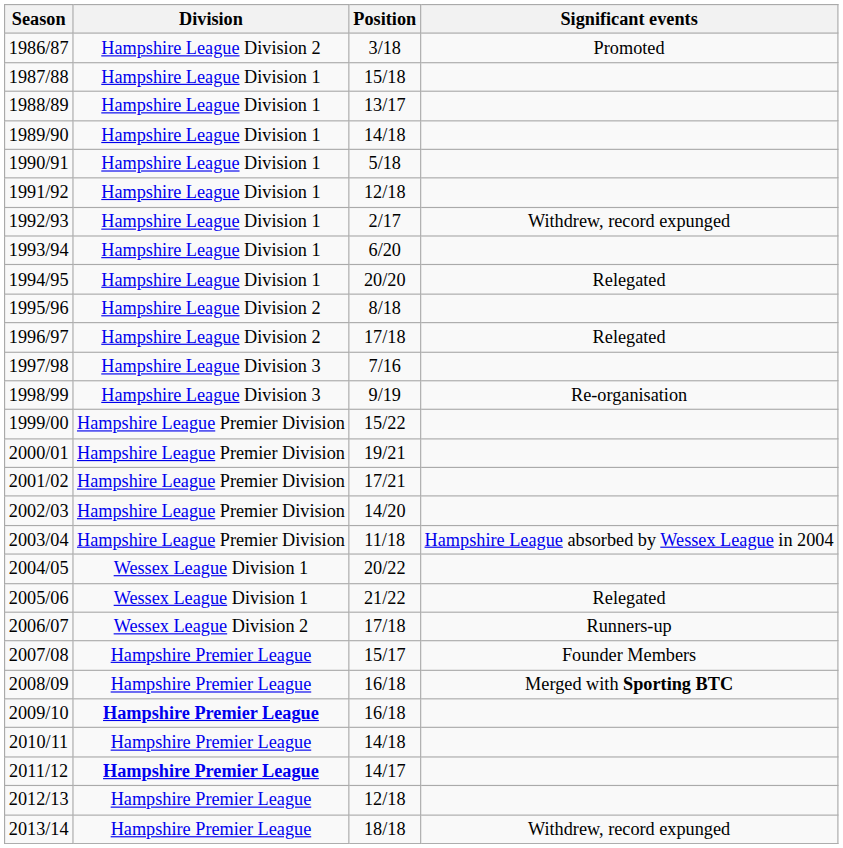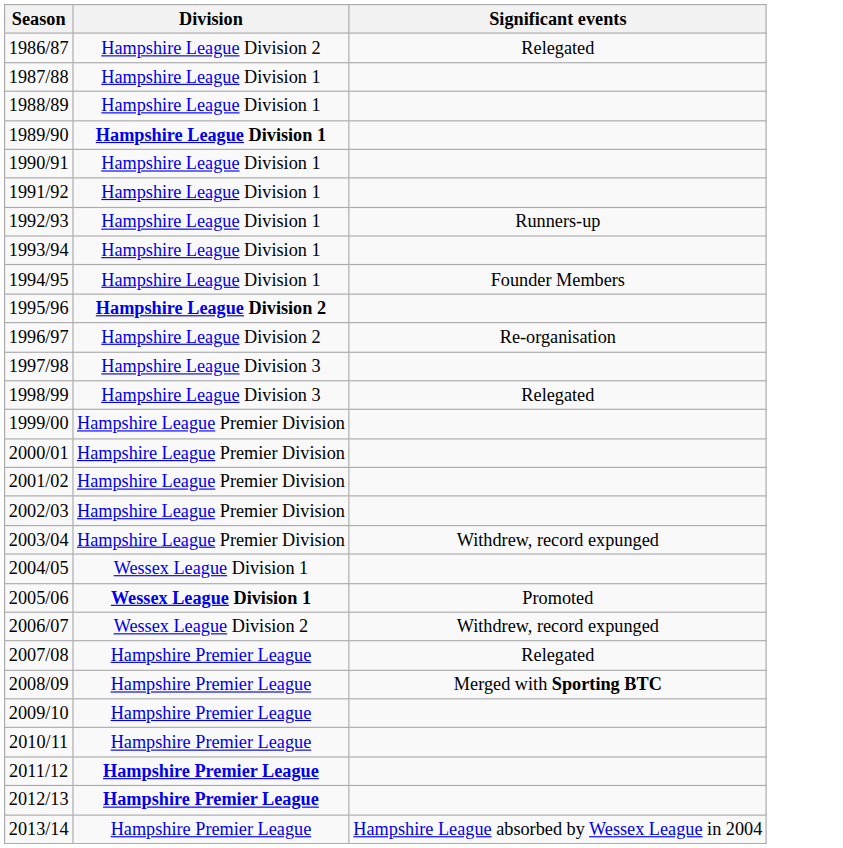- column: (385, 18)
(629, 47) Promoted -> (558, 47) Relegated
(211, 134) normal -> (211, 134) bold
(629, 221) Withdrew, record expunged -> (558, 221) Runners-up
(629, 279) Relegated -> (558, 279) Founder Members
(211, 308) normal -> (211, 308) bold
(629, 337) Relegated -> (558, 337) Re-organisation
(629, 395) Re-organisation -> (558, 395) Relegated
(629, 539) Hampshire League absorbed by Wessex League in 2004 -> (558, 539) Withdrew, record expunged
(211, 597) normal -> (211, 597) bold
(629, 597) Relegated -> (558, 597) Promoted
(629, 626) Runners-up -> (558, 626) Withdrew, record expunged
(629, 655) Founder Members -> (558, 655) Relegated
(211, 713) bold -> (211, 713) normal
(211, 800) normal -> (211, 800) bold
(629, 828) Withdrew, record expunged -> (558, 828) Hampshire League absorbed by Wessex League in 2004
